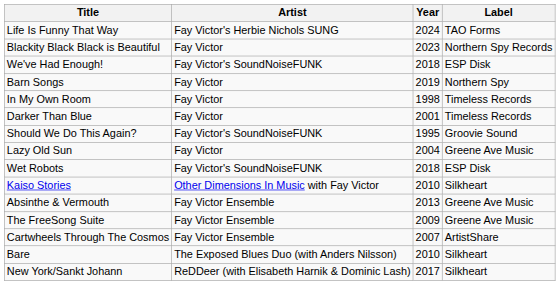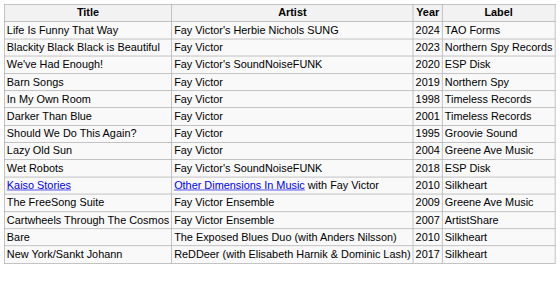(428, 64) 2018 -> (428, 64) 2020
(248, 133) Fay Victor's SoundNoiseFUNK -> (199, 133) Fay Victor
- row: (58, 202)
